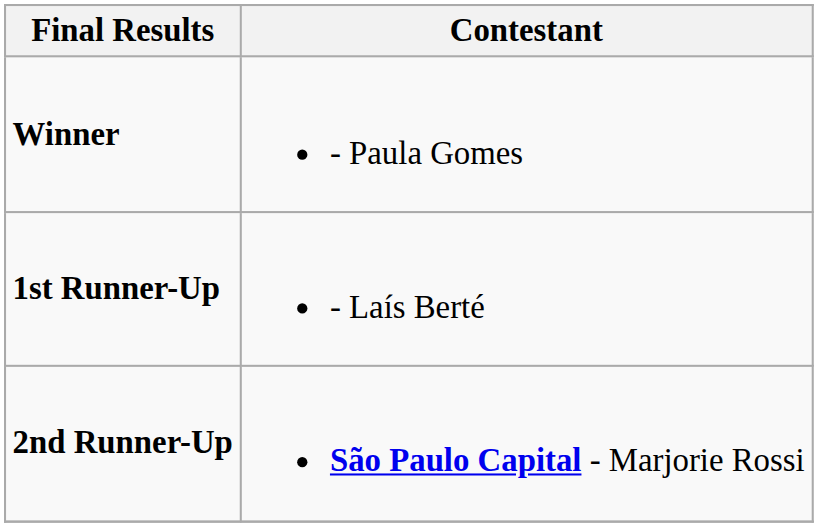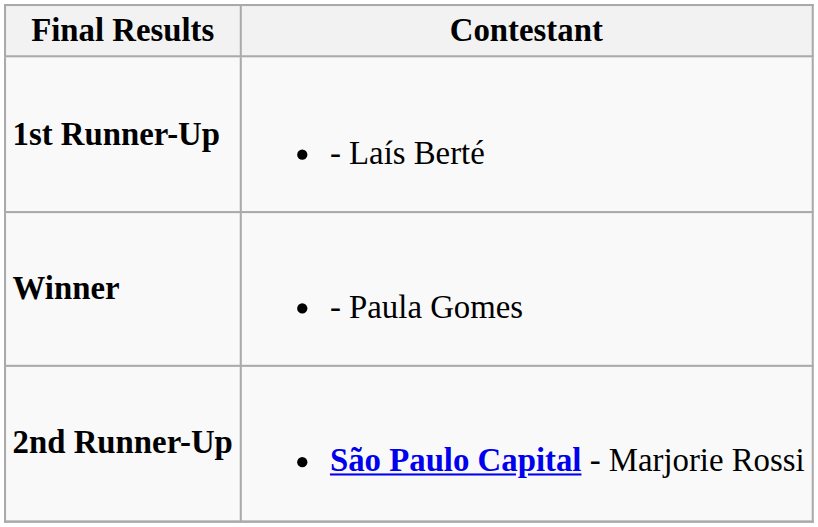rows swapped: (66, 133) <-> (116, 288)
